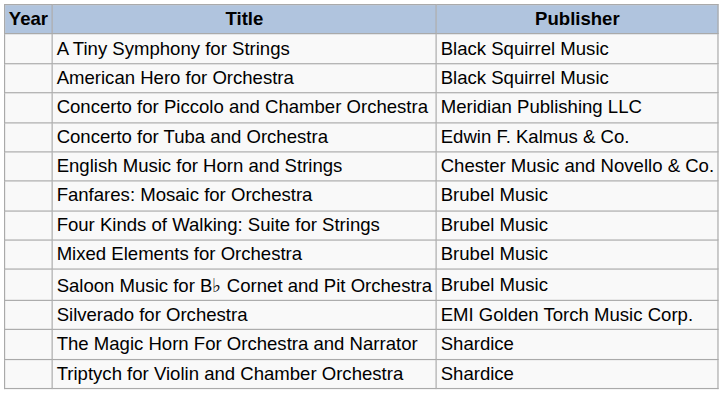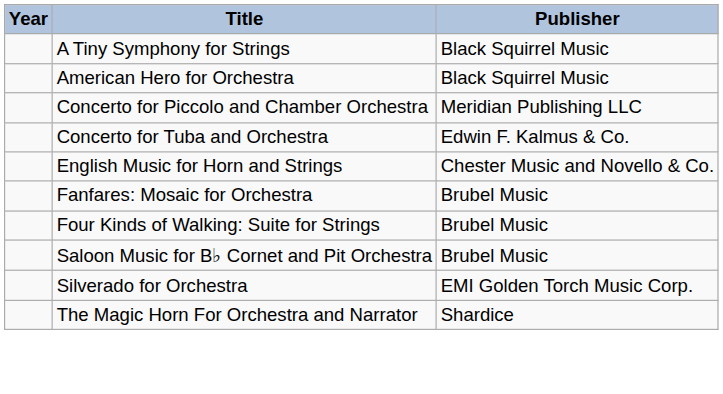- row: (179, 254)
- row: (230, 373)
